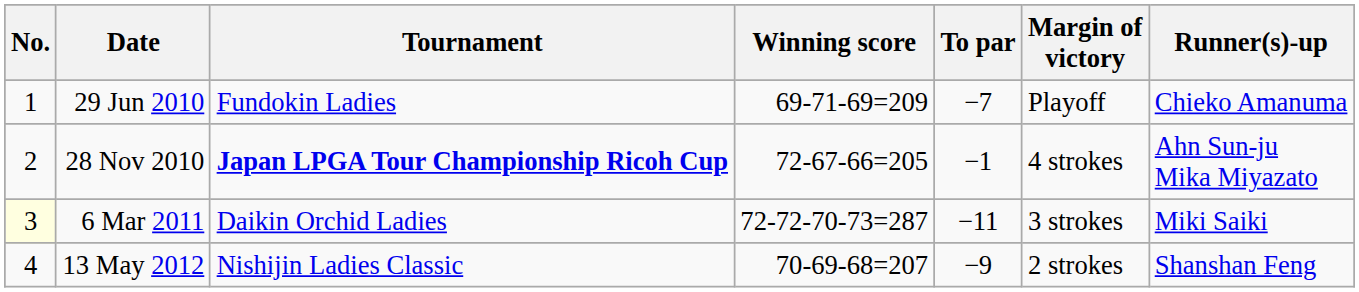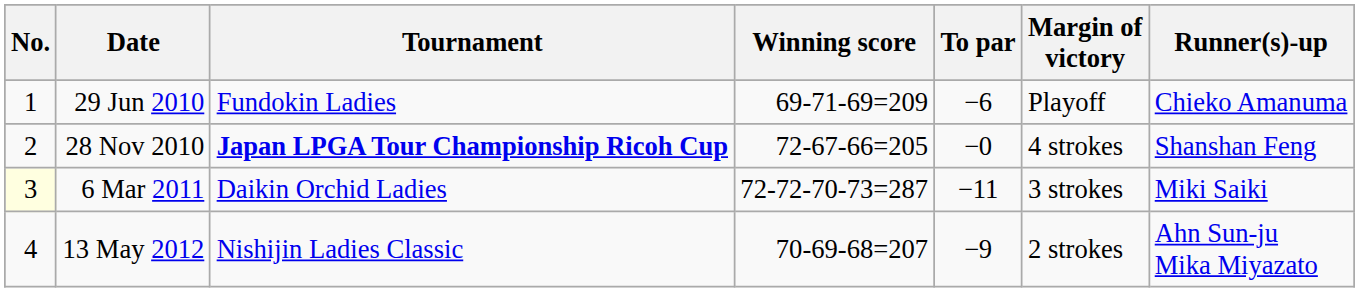(978, 101) −7 -> (978, 101) −6
(978, 161) −1 -> (978, 145) −0
(1236, 161) Ahn Sun-ju Mika Miyazato -> (1236, 145) Shanshan Feng
(1236, 265) Shanshan Feng -> (1236, 249) Ahn Sun-ju Mika Miyazato
